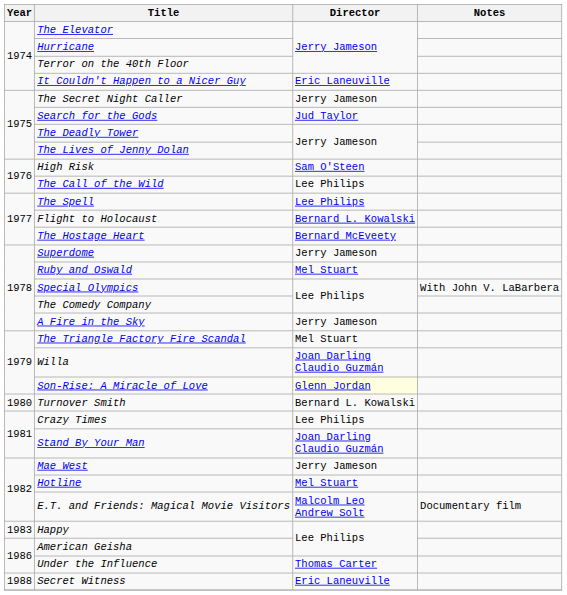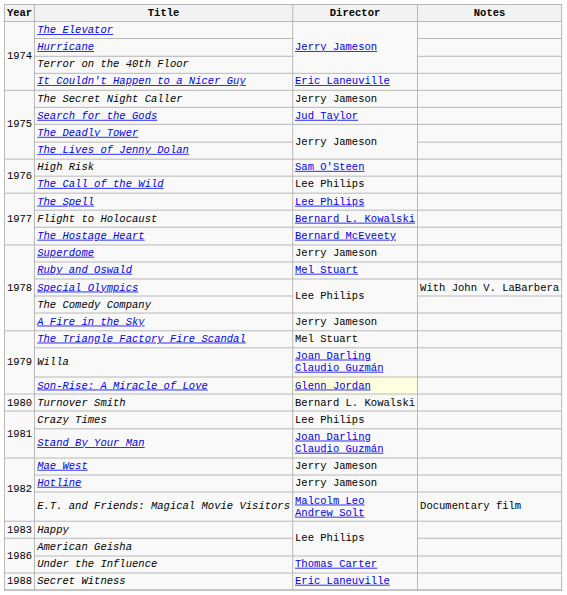(327, 483) Mel Stuart -> (336, 483) Jerry Jameson
